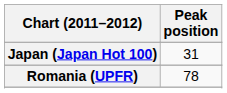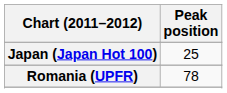(191, 53) 31 -> (191, 53) 25
